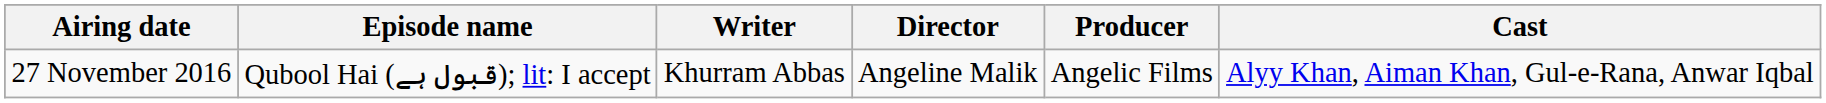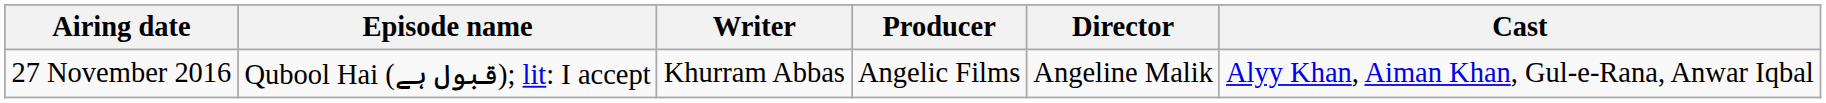columns swapped: (948, 27) <-> (1132, 27)
